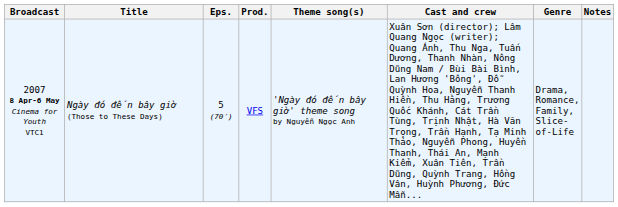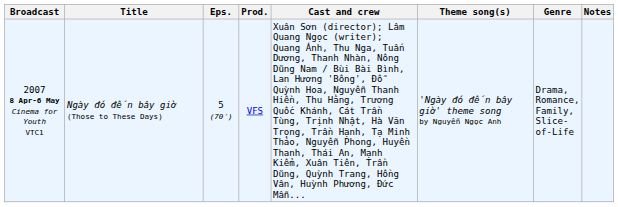columns swapped: (460, 12) <-> (329, 12)
